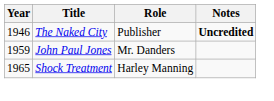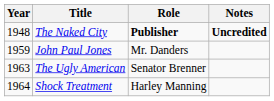(19, 31) 1946 -> (19, 31) 1948
(139, 31) normal -> (154, 31) bold
+ row: (80, 68)
(19, 68) 1965 -> (19, 86) 1964
